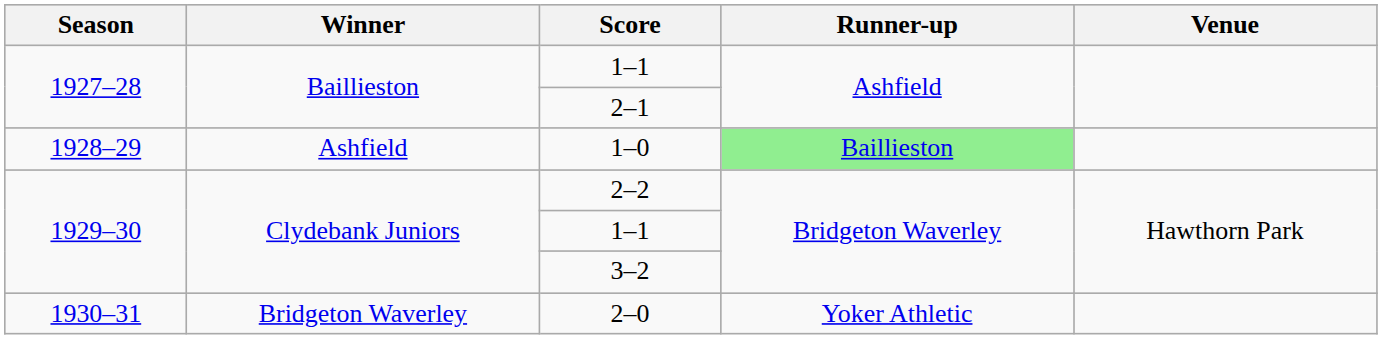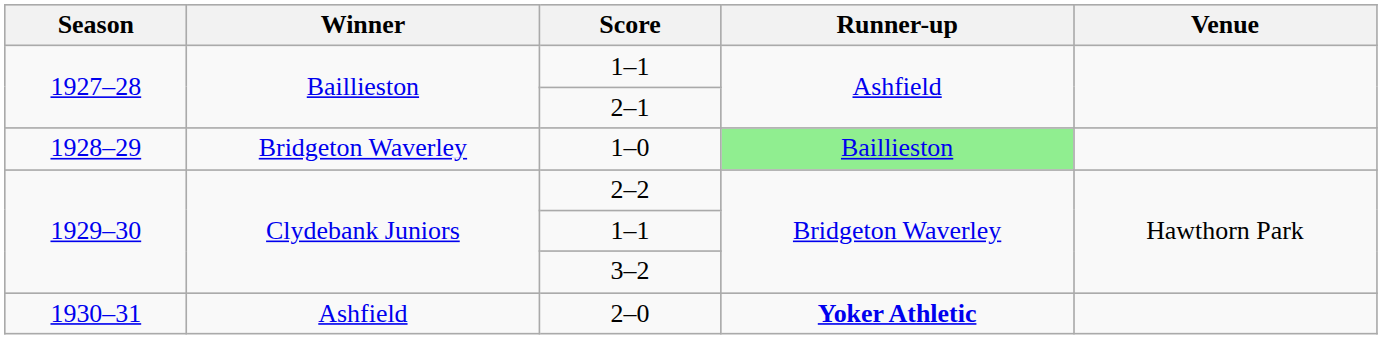(363, 148) Ashfield -> (363, 148) Bridgeton Waverley
(363, 312) Bridgeton Waverley -> (363, 312) Ashfield
(897, 312) normal -> (897, 312) bold
